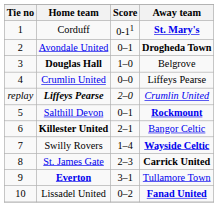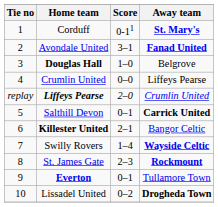(125, 47) 0–1 -> (125, 47) 3–1
(177, 47) Drogheda Town -> (177, 47) Fanad United
(177, 112) Rockmount -> (177, 112) Carrick United
(177, 161) Carrick United -> (177, 161) Rockmount
(125, 177) 3–1 -> (125, 177) 0–1
(177, 194) Fanad United -> (177, 194) Drogheda Town
